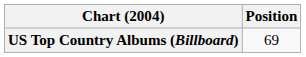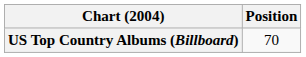(271, 40) 69 -> (271, 40) 70
